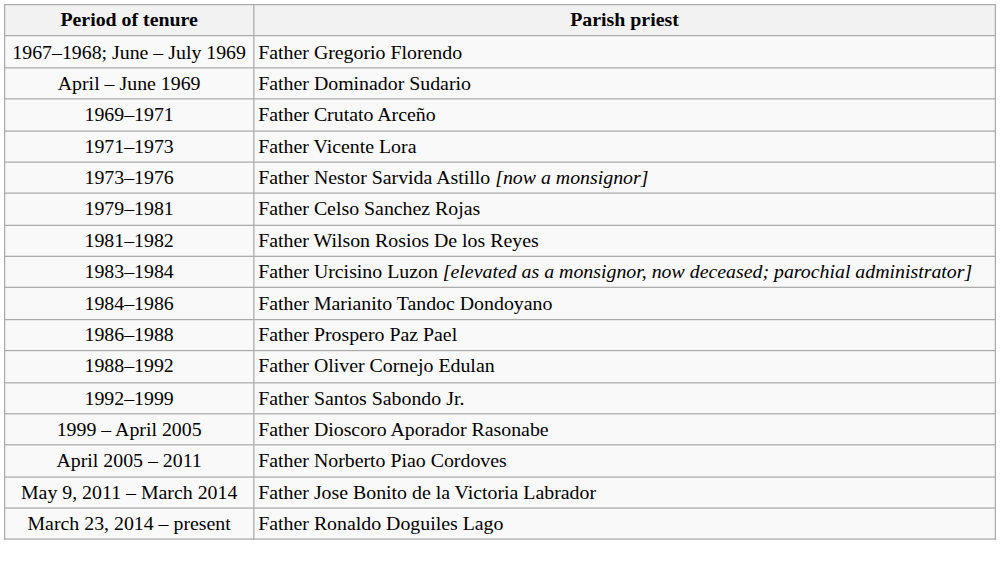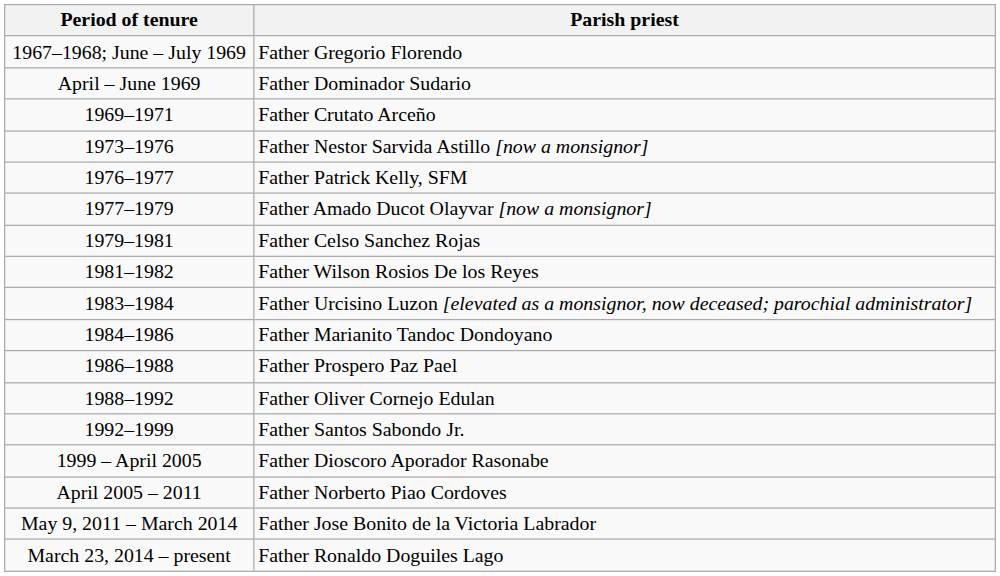- row: (337, 146)
+ row: (363, 177)
+ row: (455, 209)
